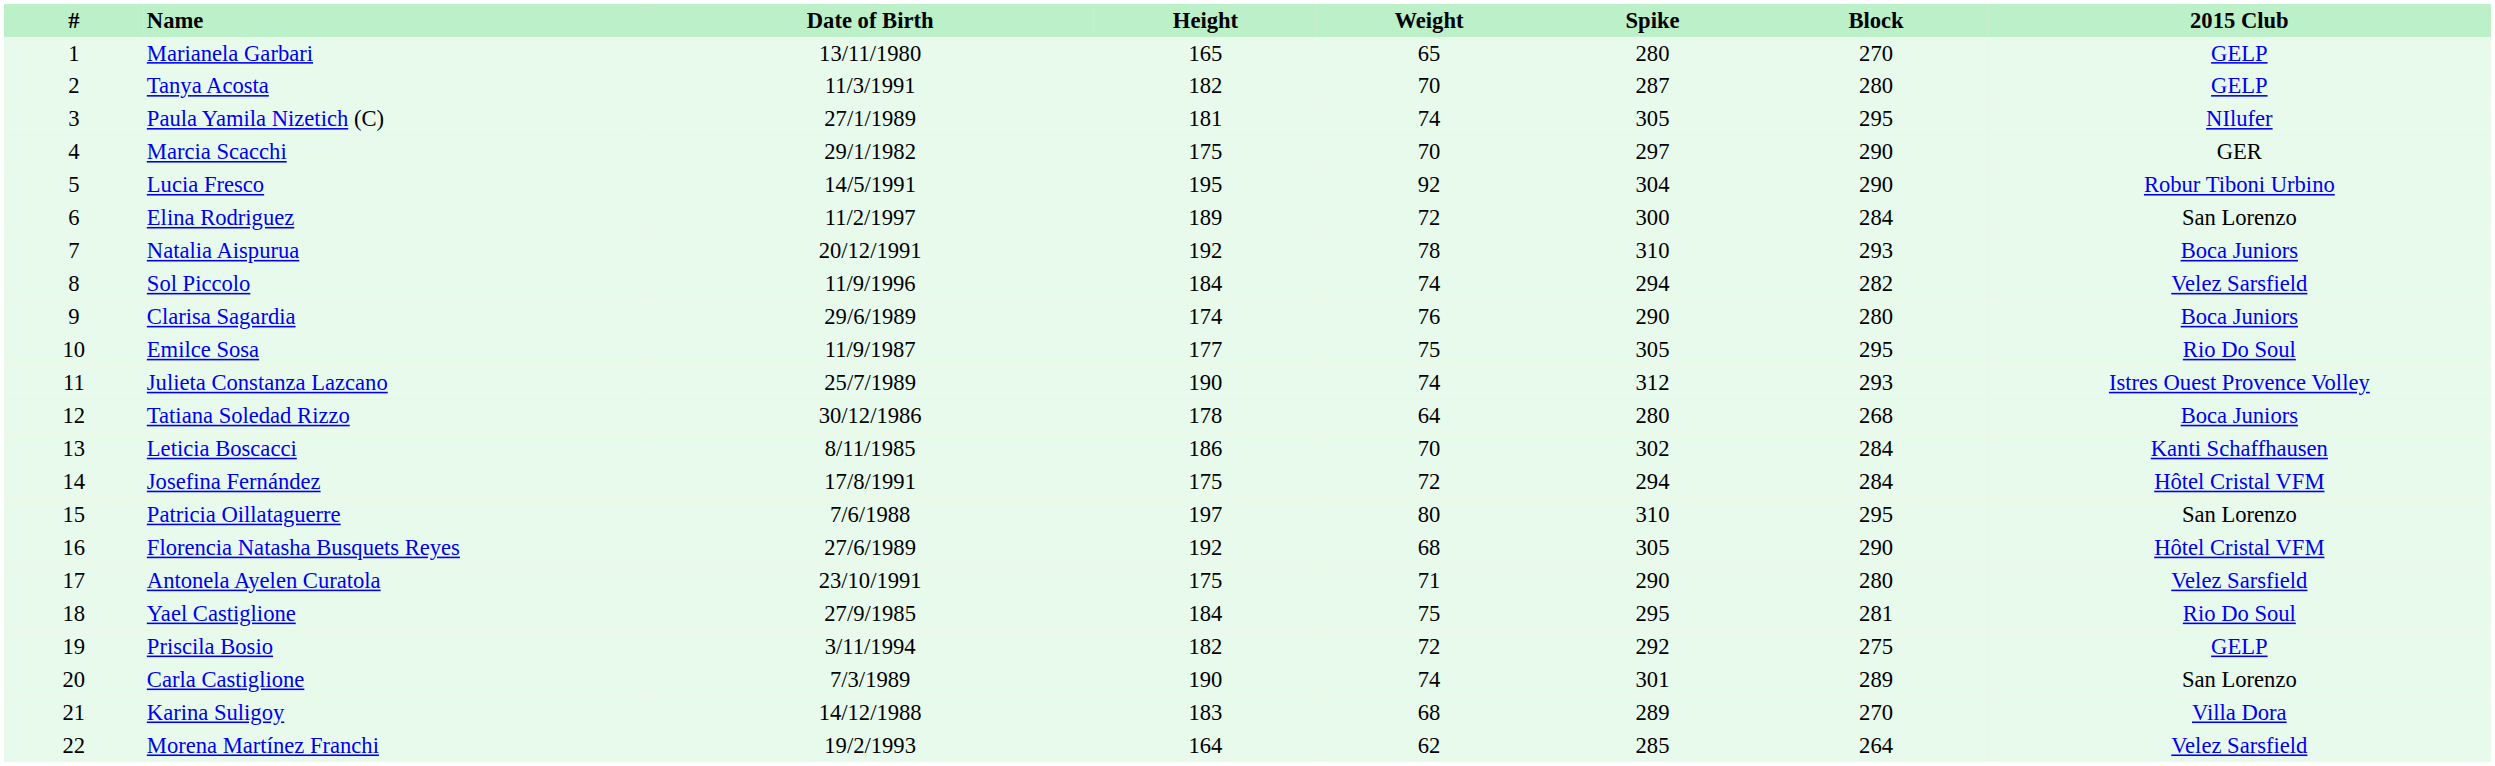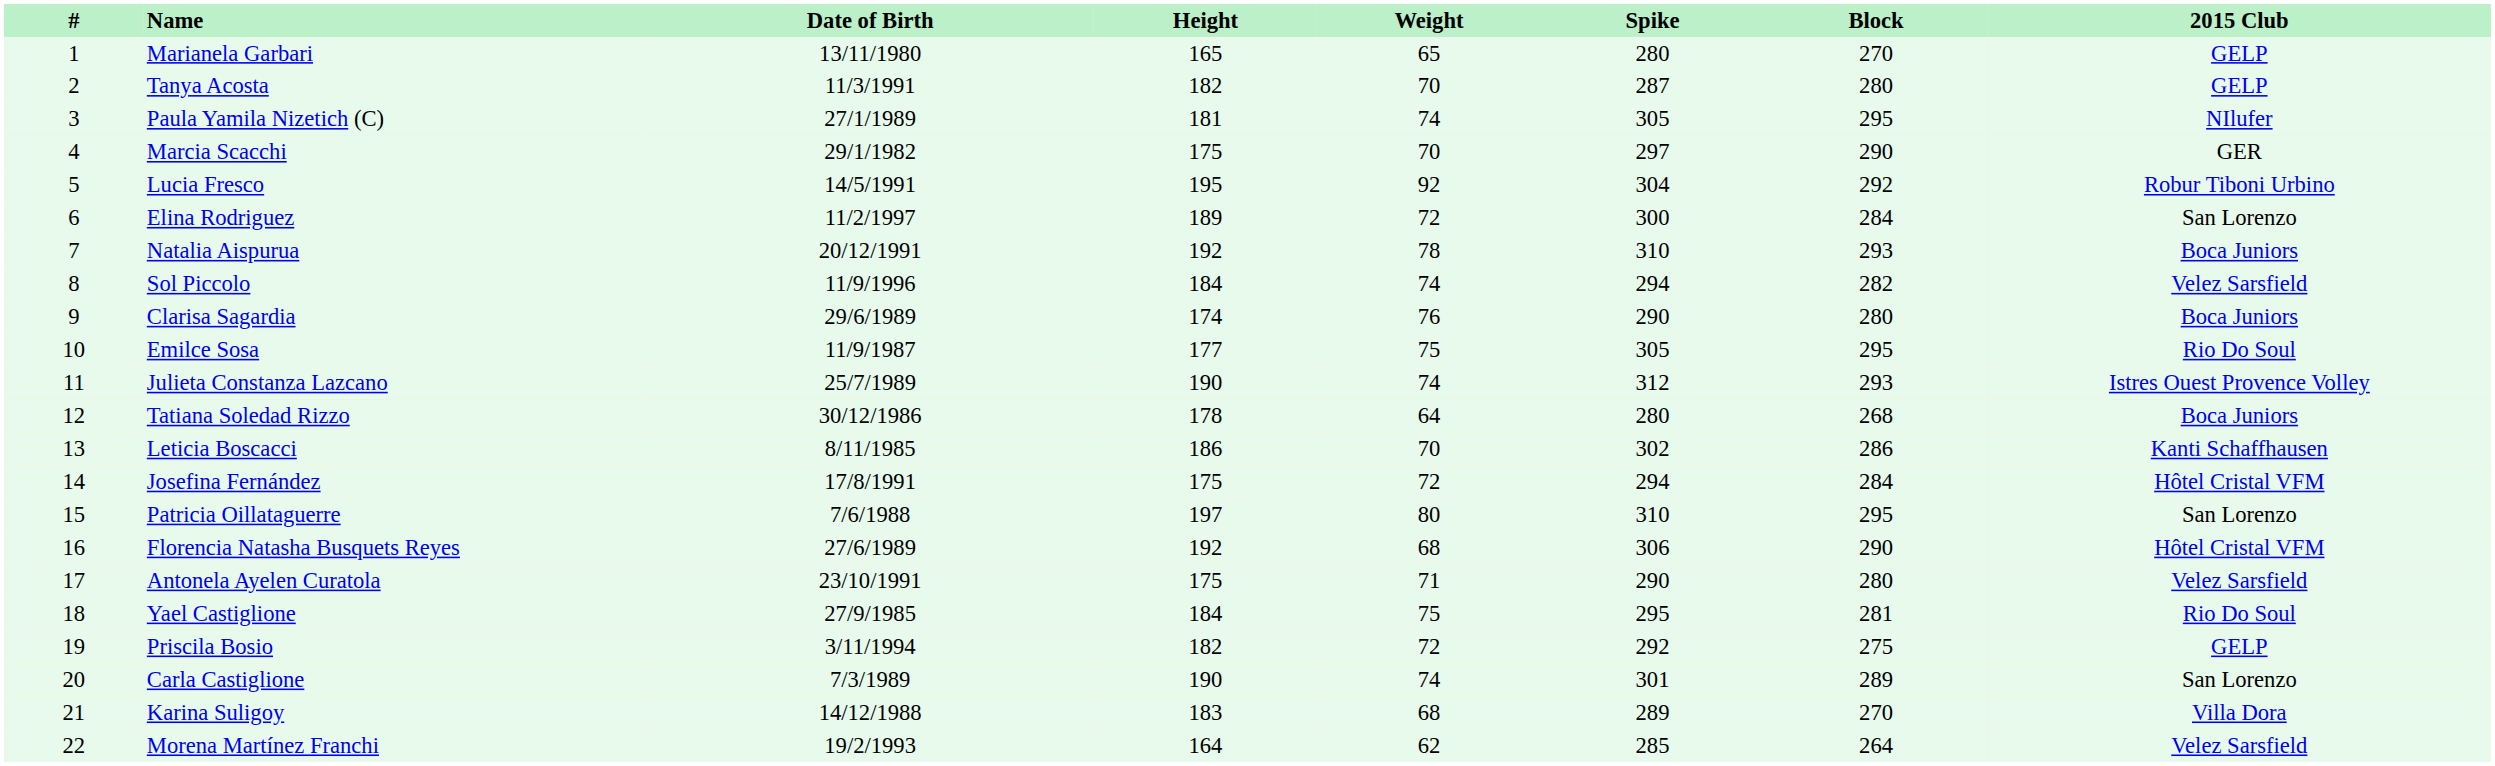(1876, 185) 290 -> (1876, 185) 292
(1876, 448) 284 -> (1876, 448) 286
(1653, 547) 305 -> (1653, 547) 306
